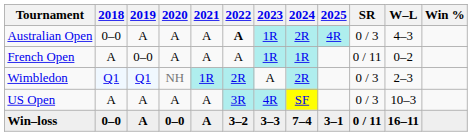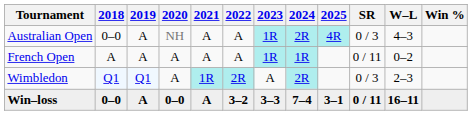(175, 36) A -> (175, 36) NH
(238, 36) bold -> (238, 36) normal
(143, 57) 0–0 -> (143, 57) A
(175, 78) NH -> (175, 78) A
- row: (31, 99)
